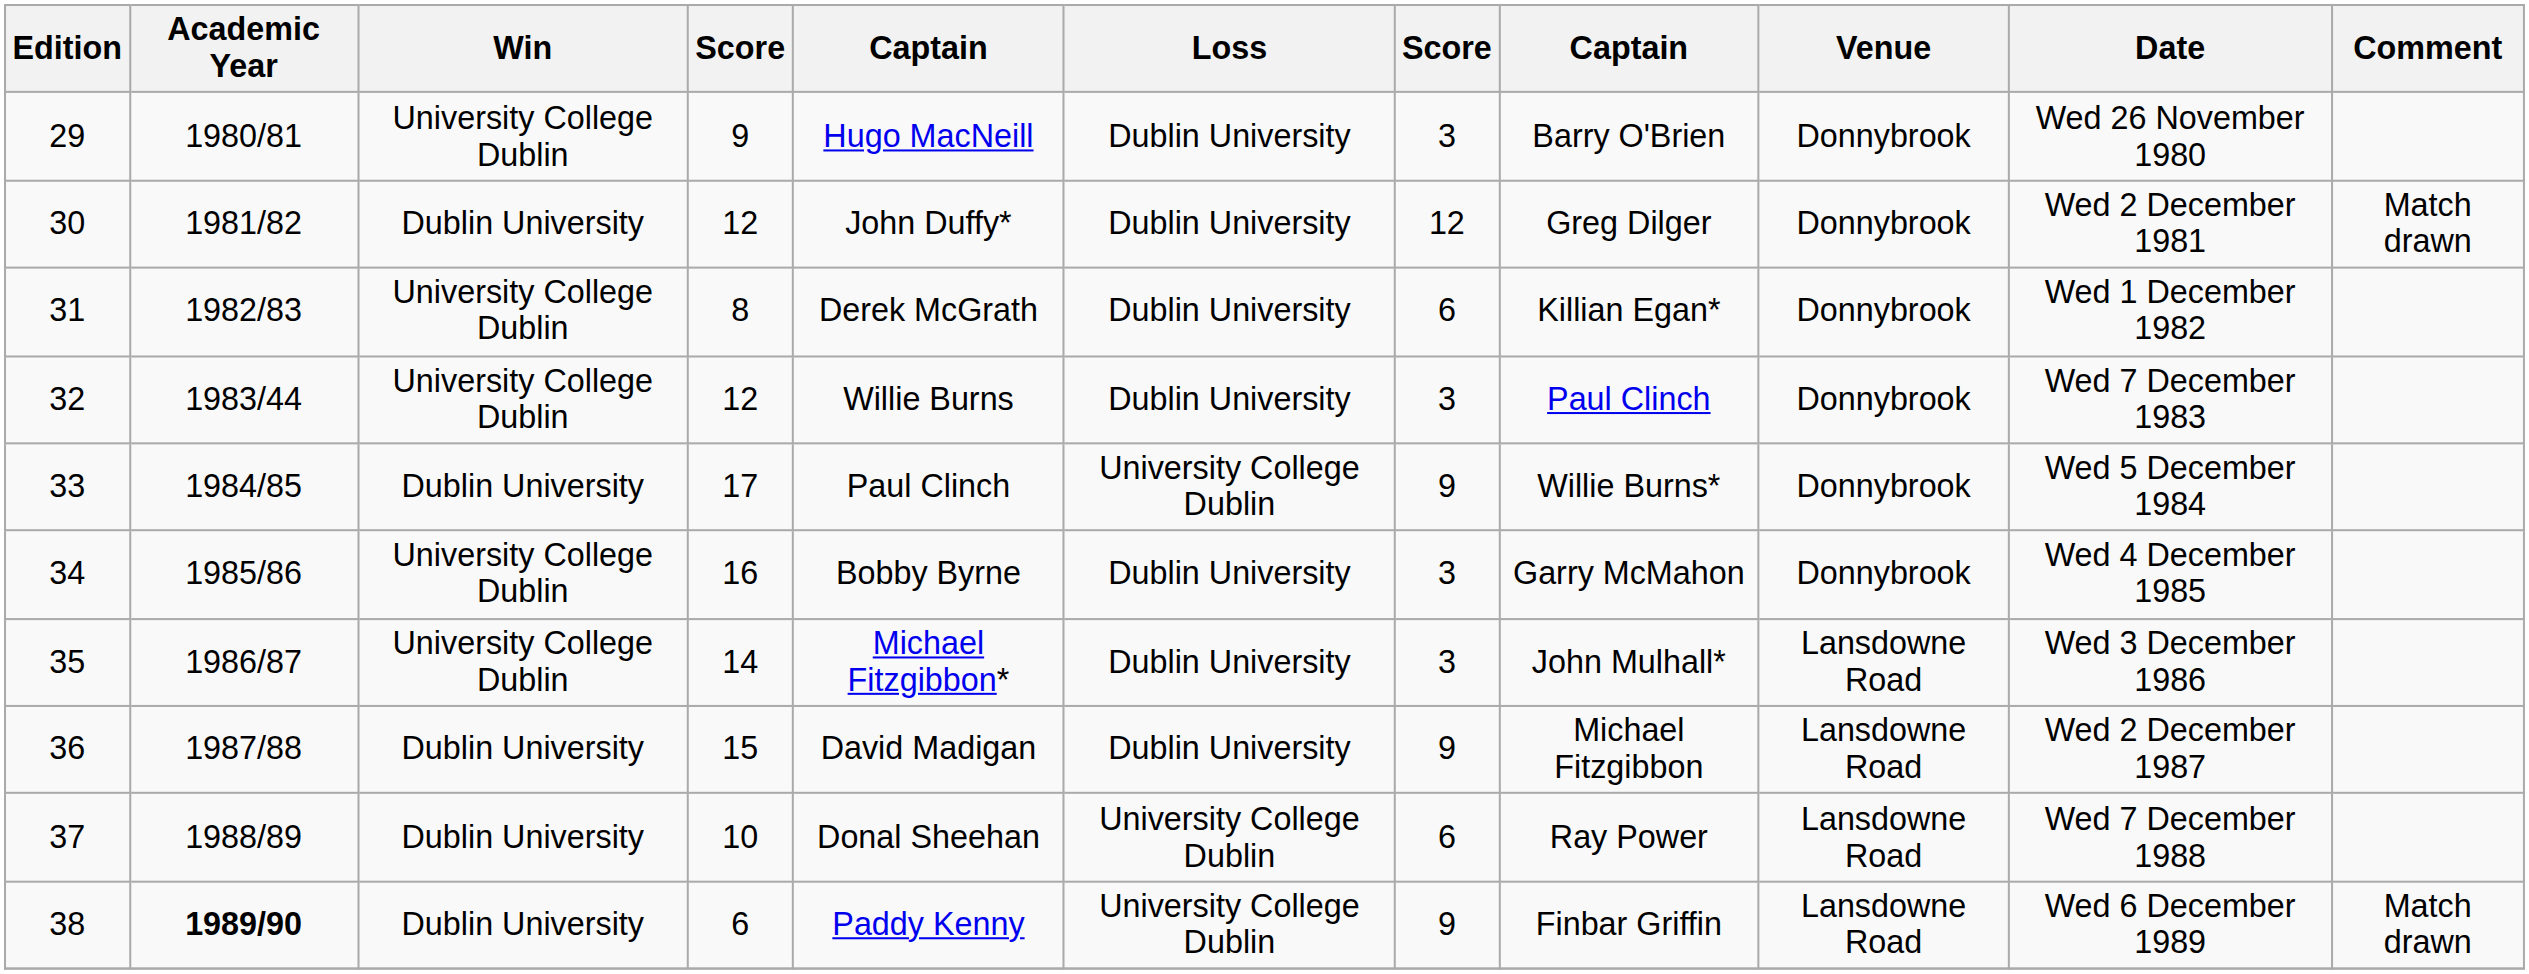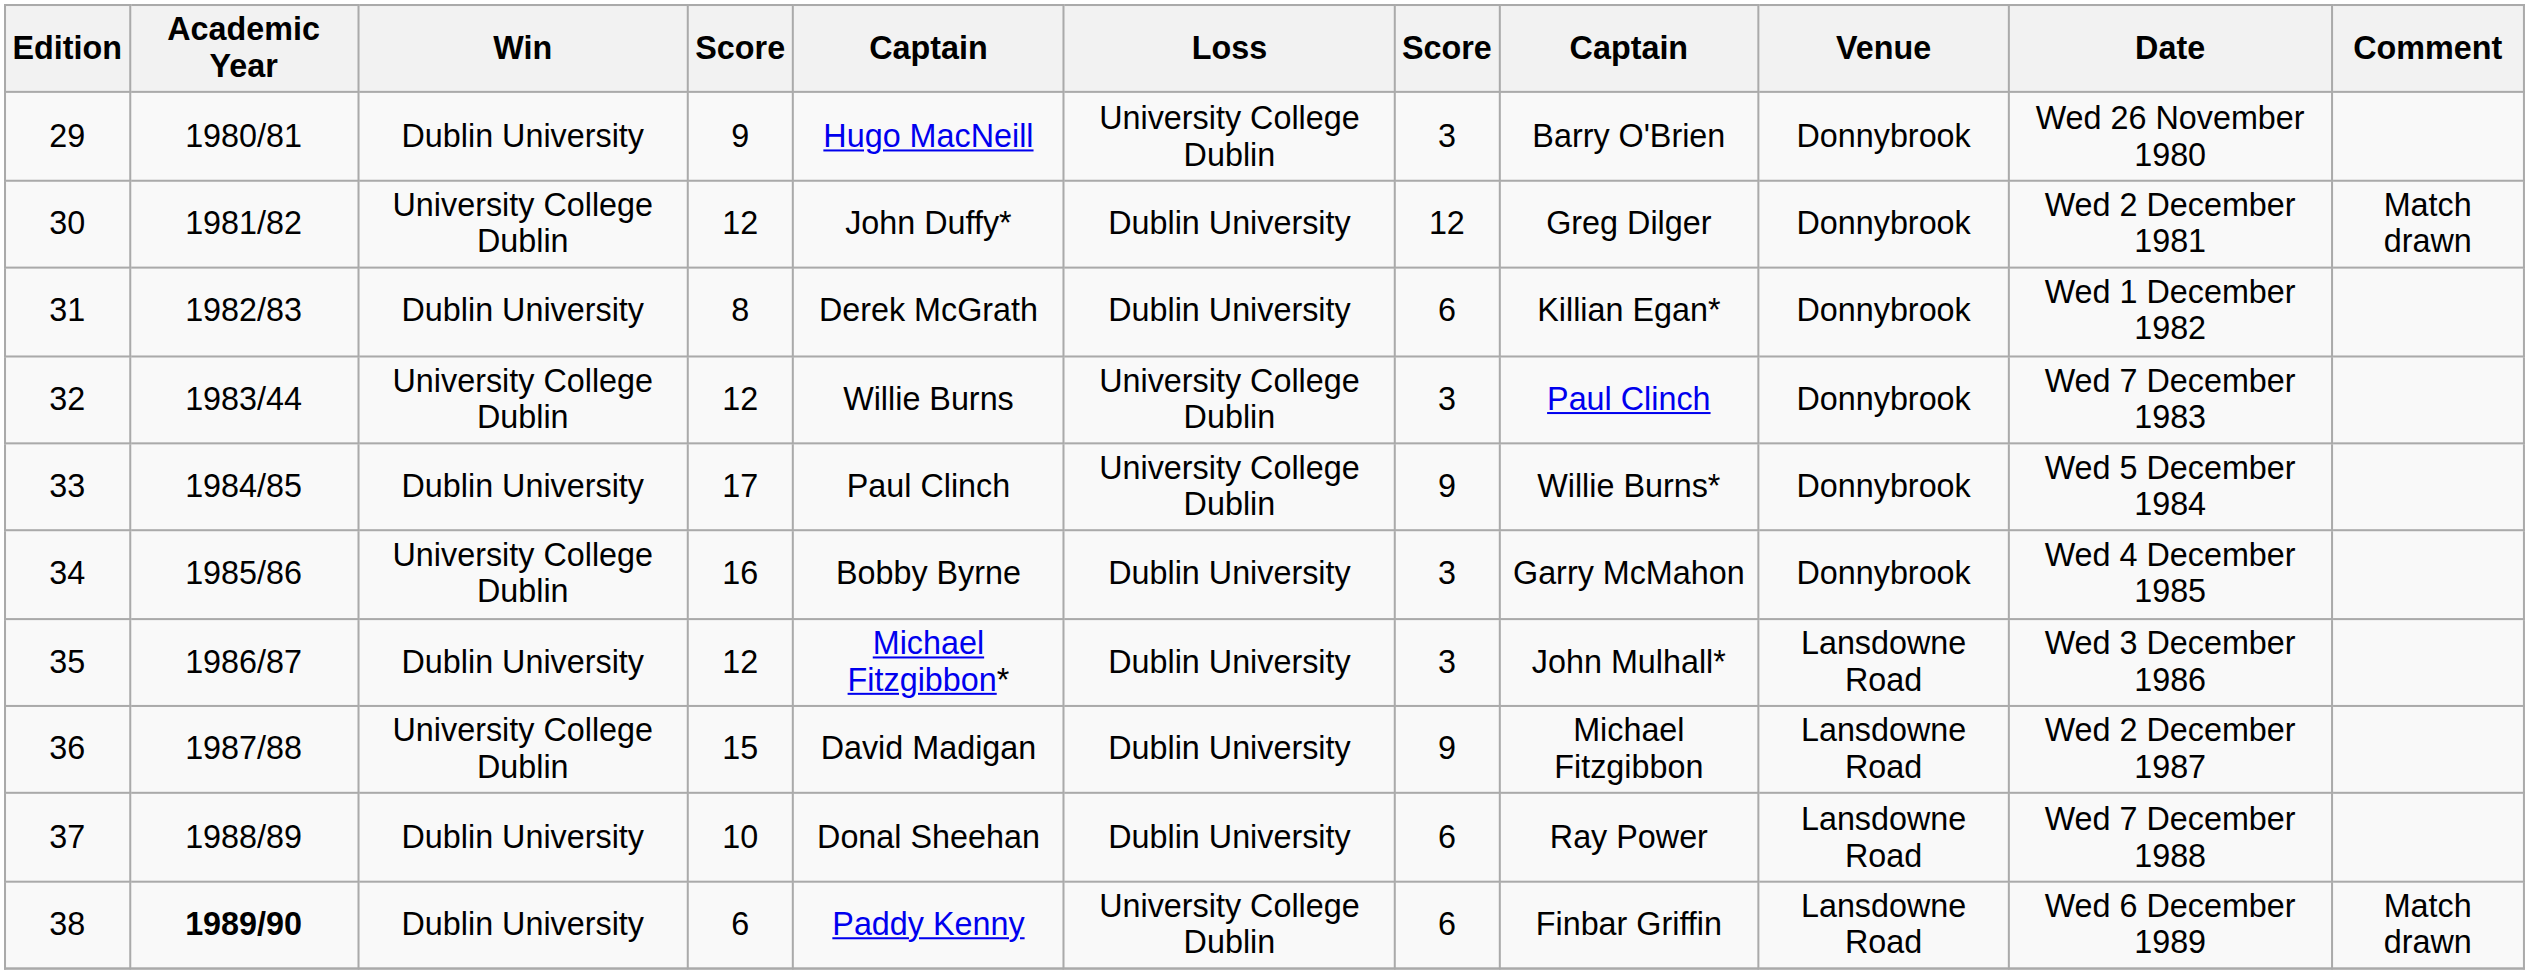(523, 135) University College Dublin -> (523, 135) Dublin University
(1229, 135) Dublin University -> (1229, 135) University College Dublin
(523, 223) Dublin University -> (523, 223) University College Dublin
(523, 311) University College Dublin -> (523, 311) Dublin University
(1229, 398) Dublin University -> (1229, 398) University College Dublin
(523, 661) University College Dublin -> (523, 661) Dublin University
(740, 661) 14 -> (740, 661) 12
(523, 749) Dublin University -> (523, 749) University College Dublin
(1229, 836) University College Dublin -> (1229, 836) Dublin University
(1447, 924) 9 -> (1447, 924) 6
